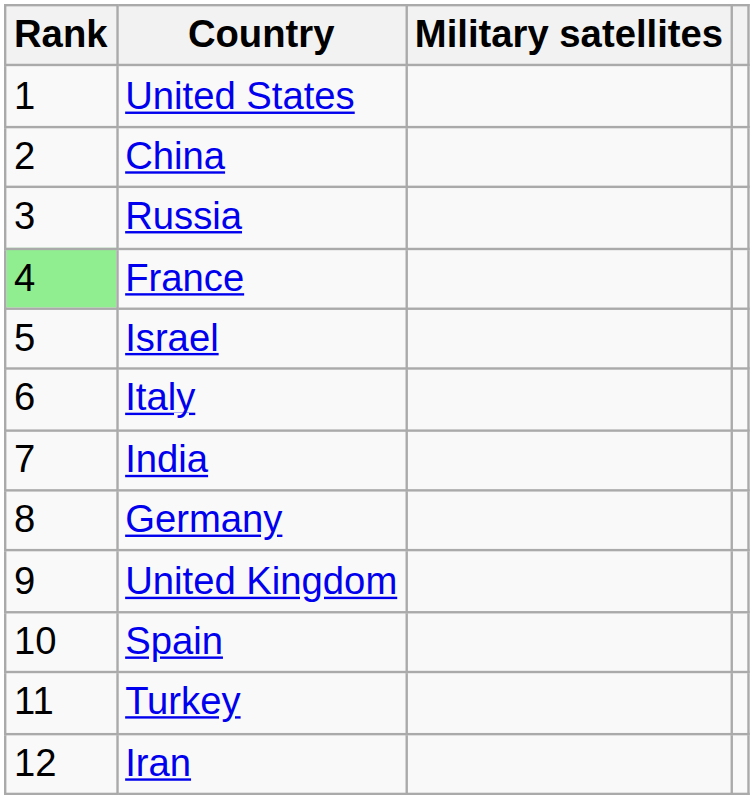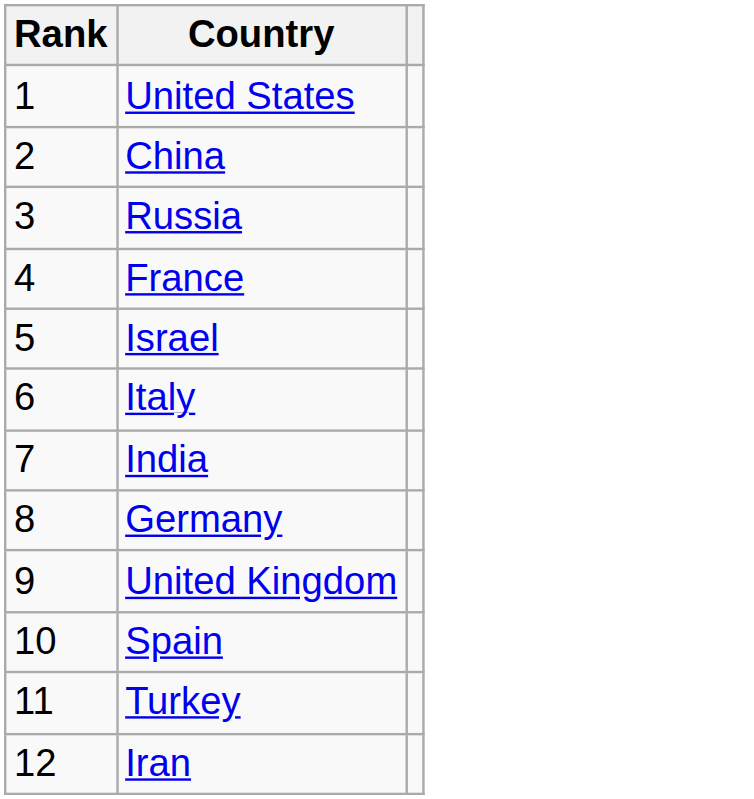- column: (569, 34)
(25, 277) lightgreen background -> (25, 277) no background
